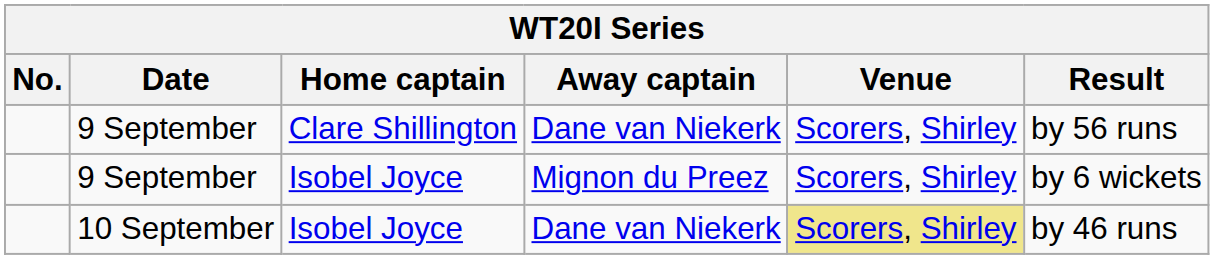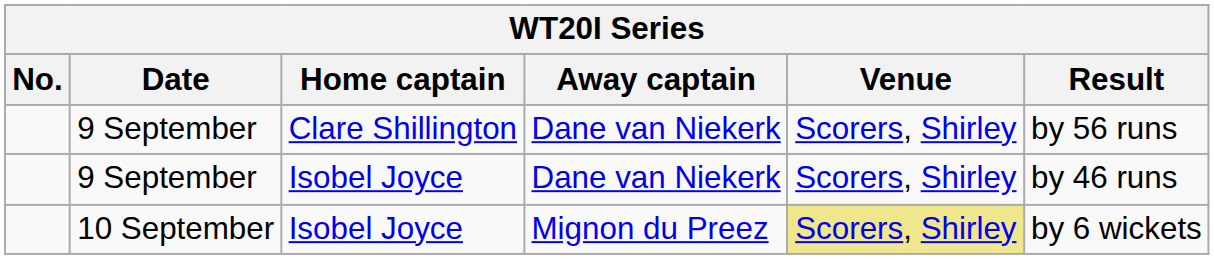(650, 178) Mignon du Preez -> (656, 178) Dane van Niekerk
(1116, 178) by 6 wickets -> (1104, 178) by 46 runs
(656, 228) Dane van Niekerk -> (650, 228) Mignon du Preez
(1104, 228) by 46 runs -> (1116, 228) by 6 wickets
